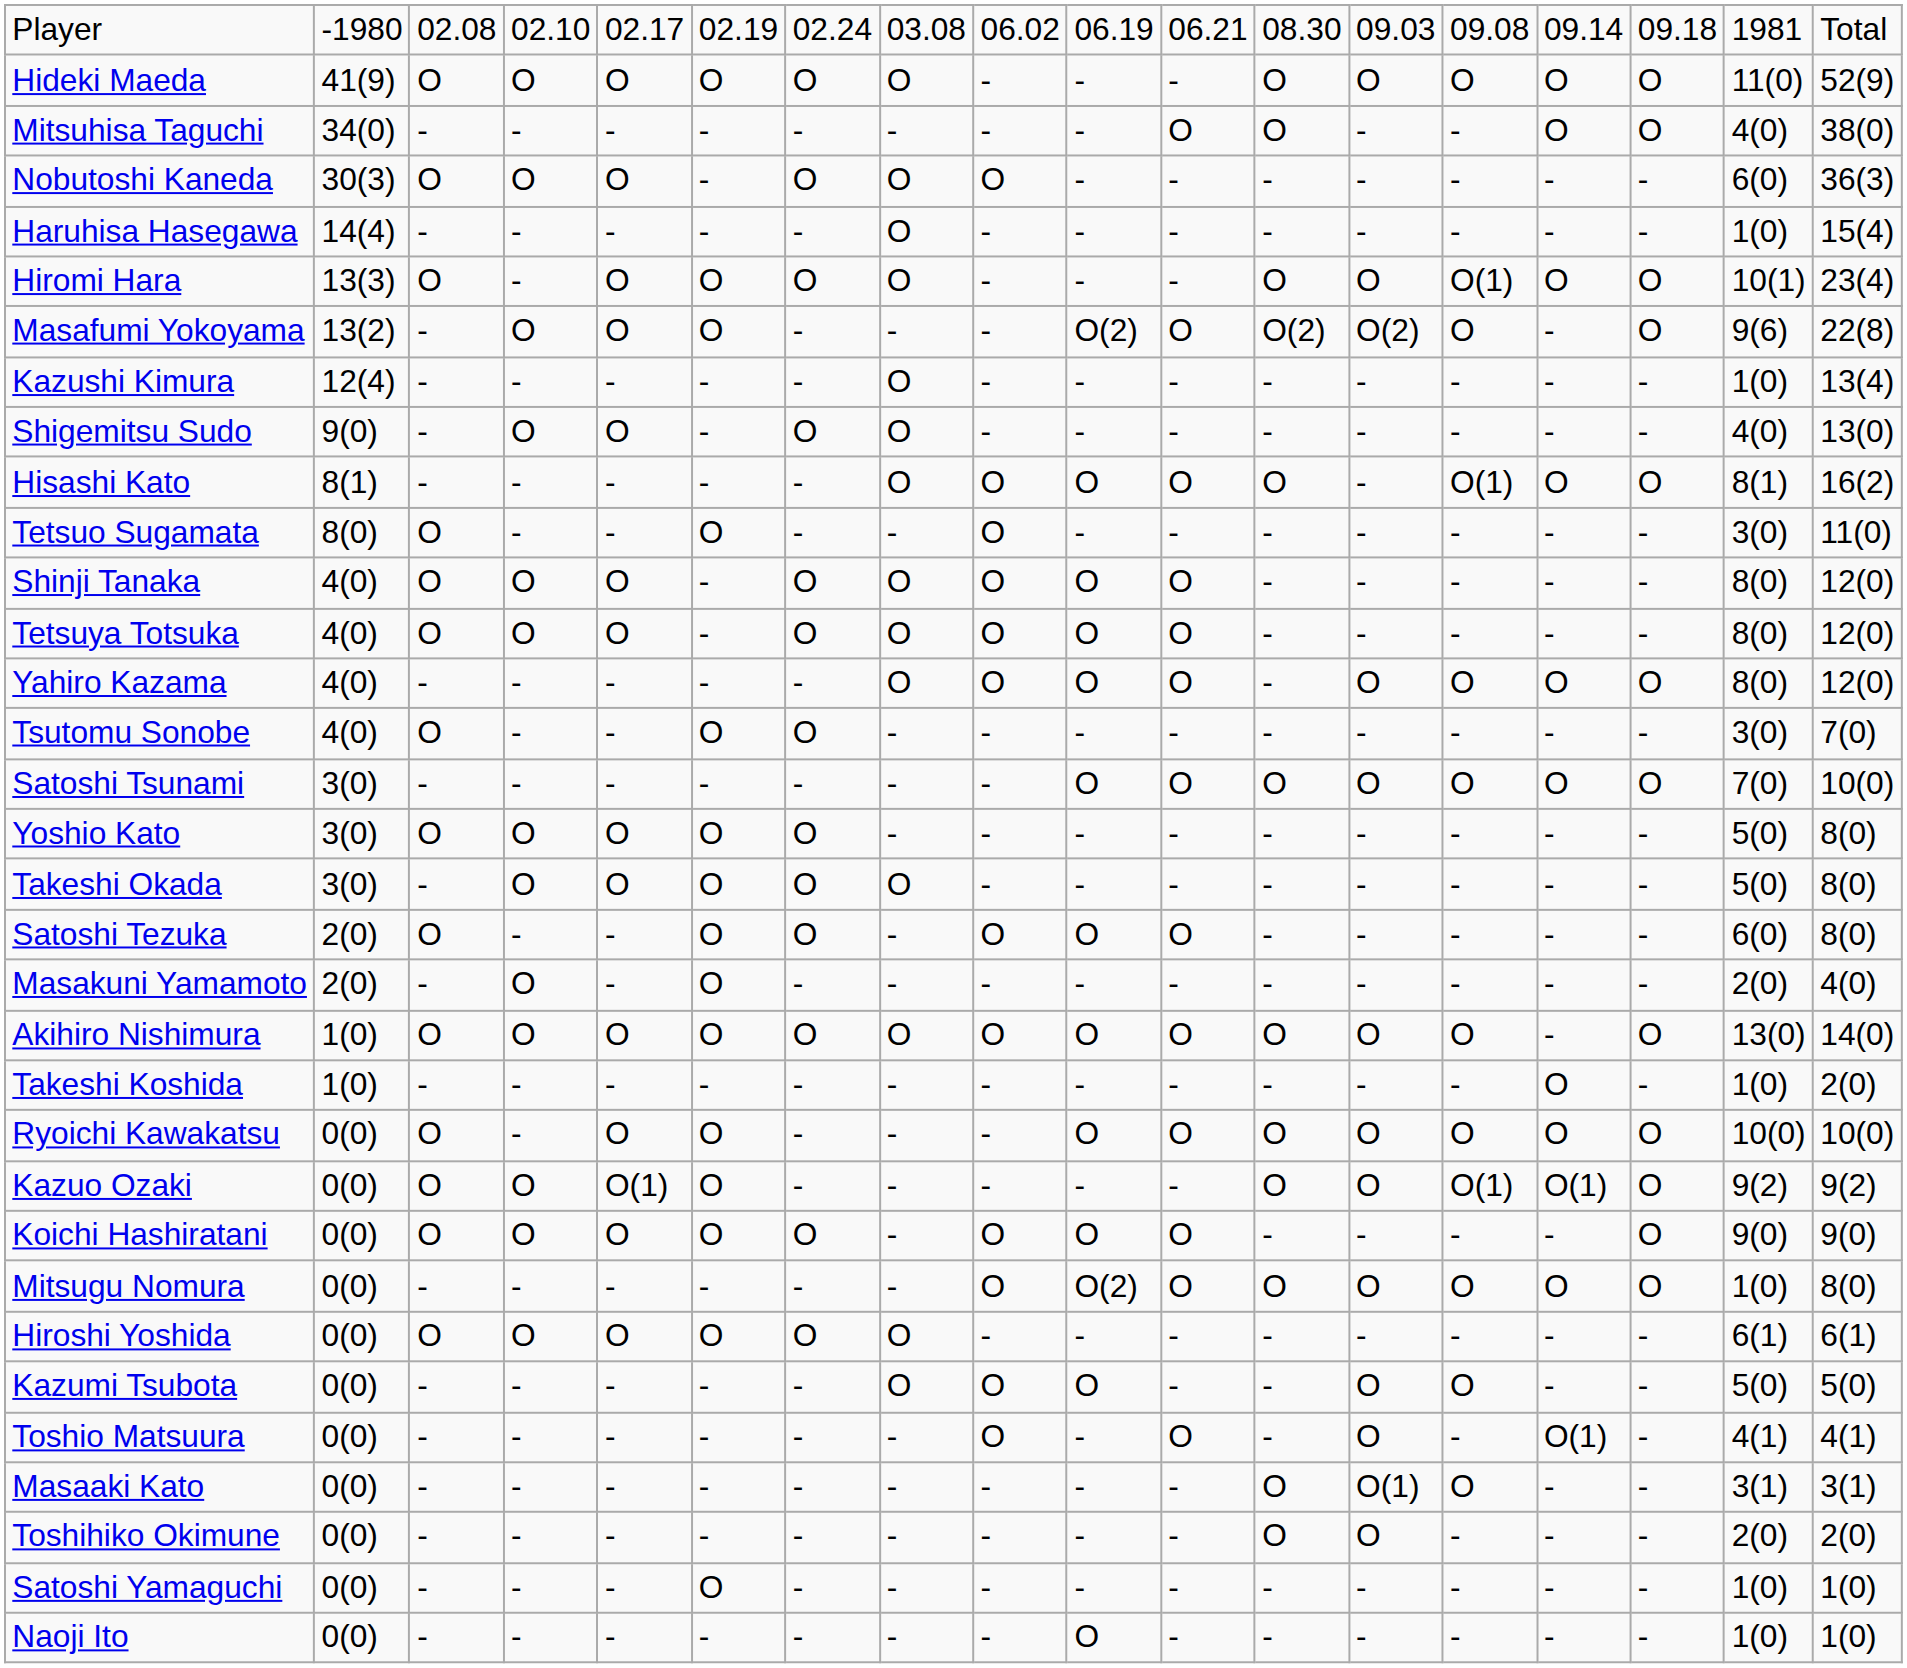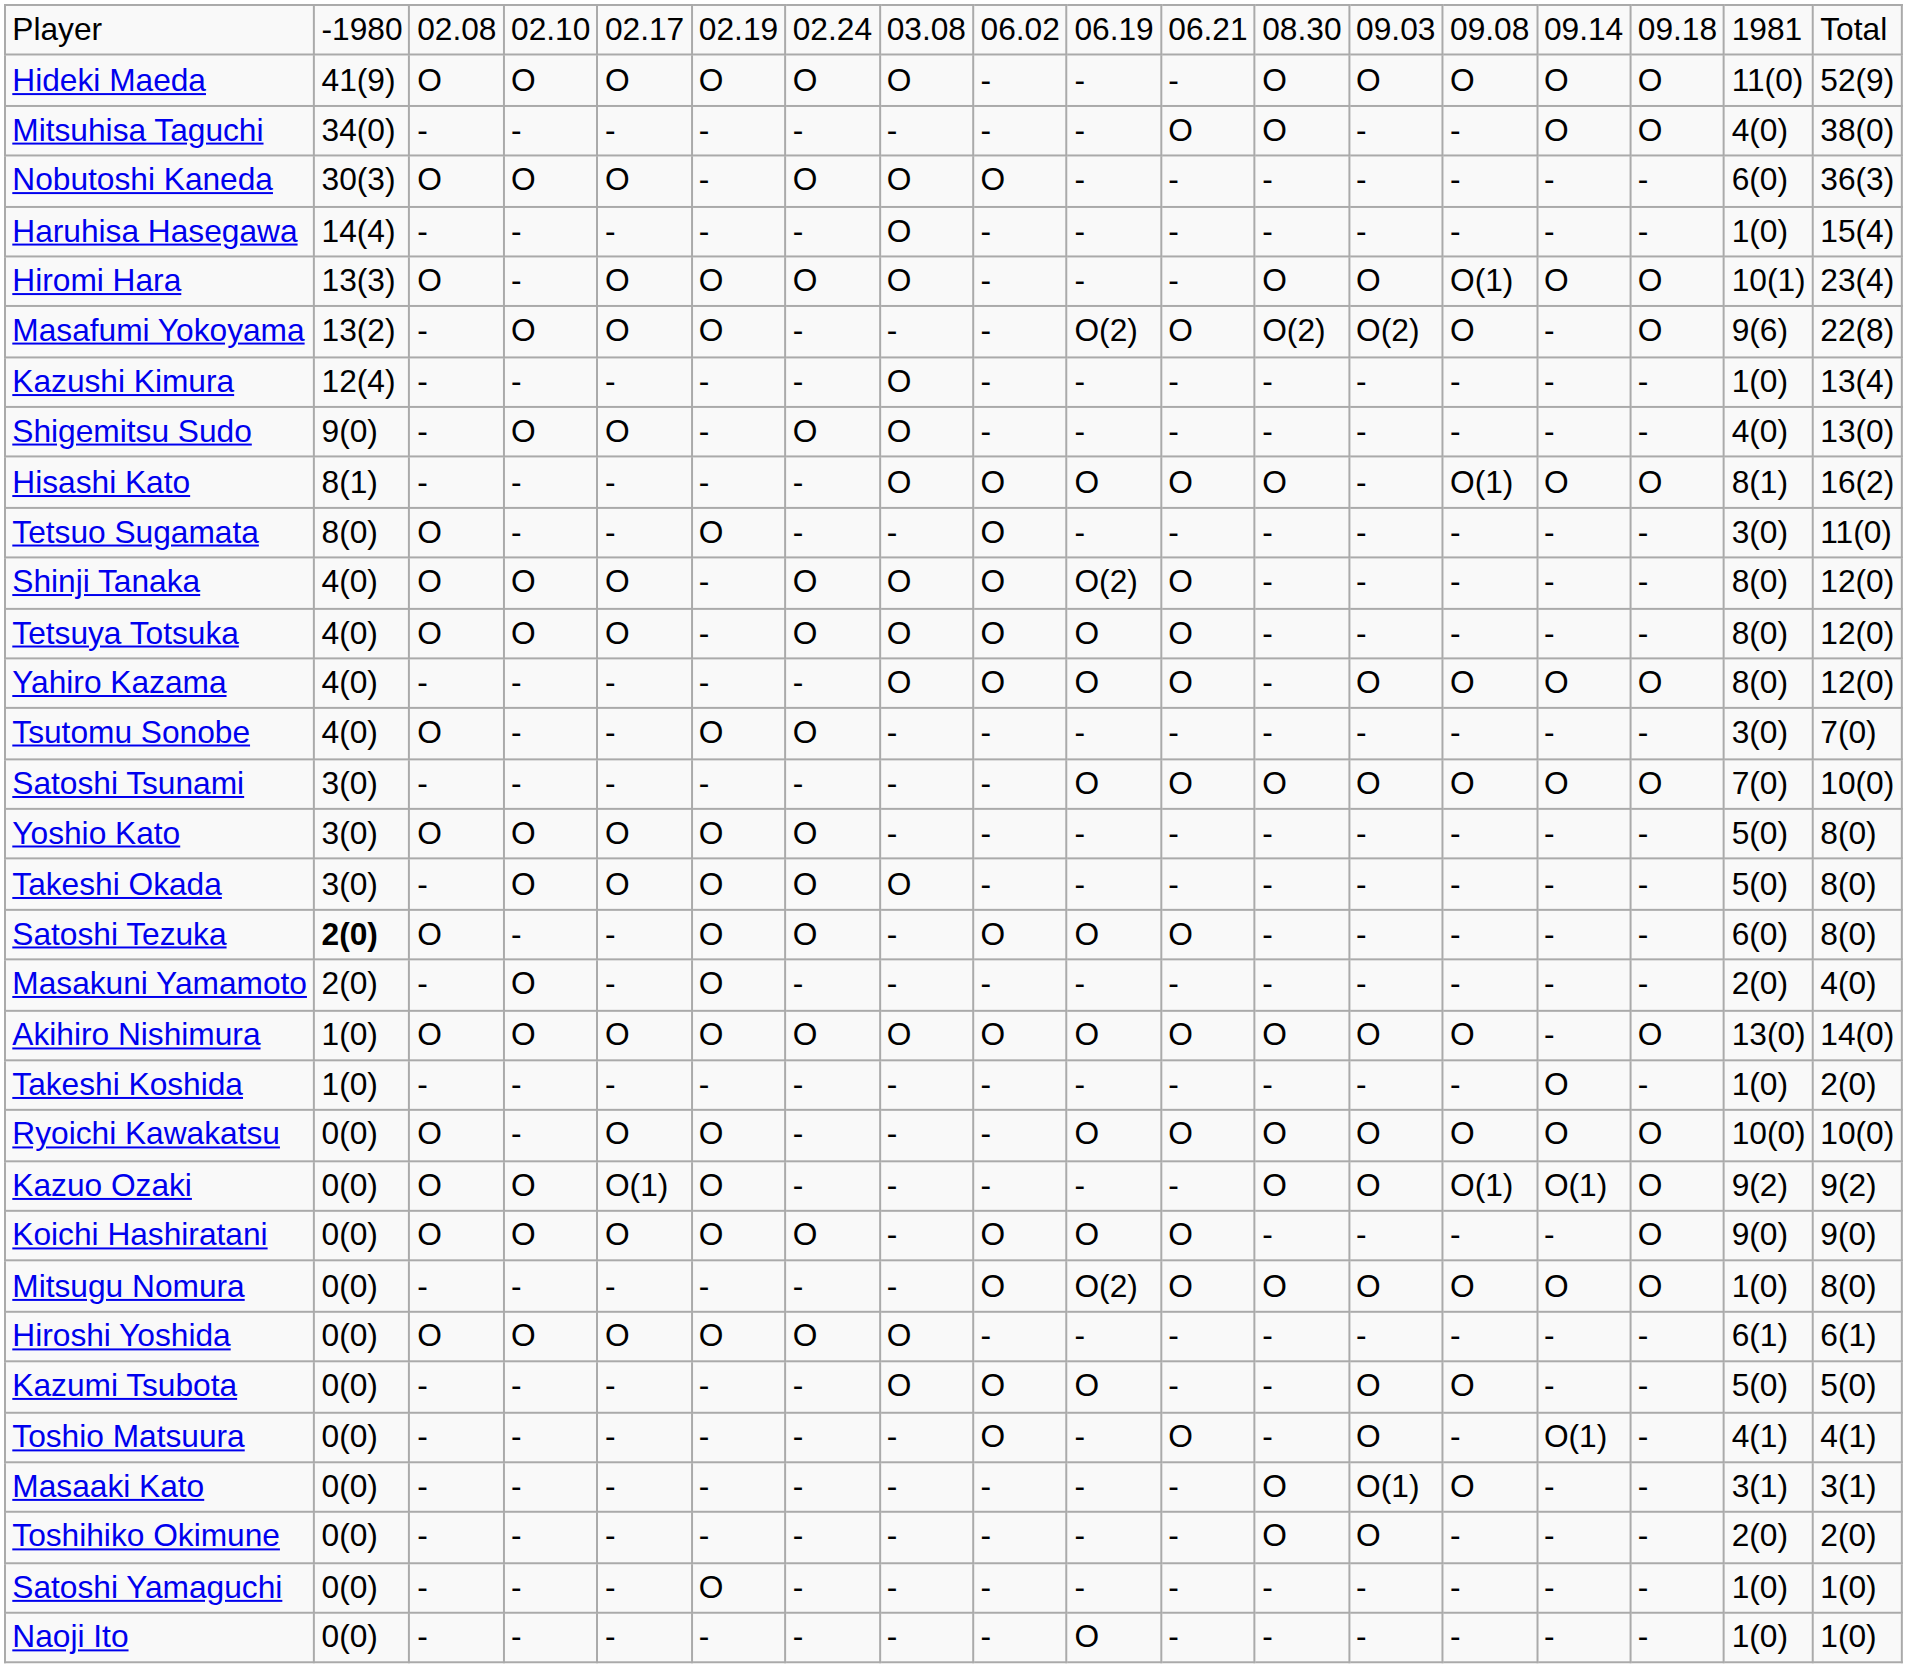(1087, 582) O -> (1106, 582) O(2)
(350, 933) normal -> (350, 933) bold
